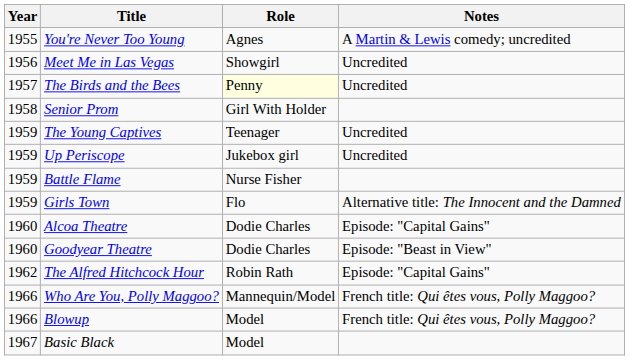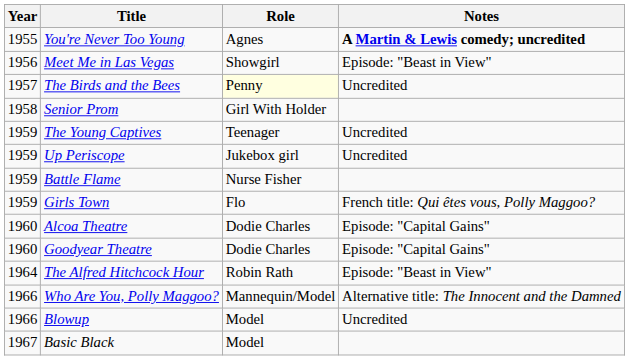(456, 39) normal -> (464, 39) bold
(375, 62) Uncredited -> (417, 62) Episode: "Beast in View"
(481, 202) Alternative title: The Innocent and the Damned -> (469, 202) French title: Qui êtes vous, Polly Maggoo?
(417, 249) Episode: "Beast in View" -> (416, 249) Episode: "Capital Gains"
(23, 272) 1962 -> (23, 272) 1964
(416, 272) Episode: "Capital Gains" -> (417, 272) Episode: "Beast in View"
(469, 296) French title: Qui êtes vous, Polly Maggoo? -> (481, 296) Alternative title: The Innocent and the Damned
(469, 319) French title: Qui êtes vous, Polly Maggoo? -> (375, 319) Uncredited
